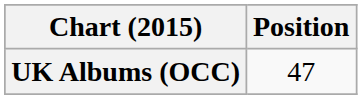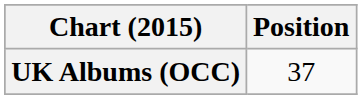(301, 71) 47 -> (301, 71) 37
